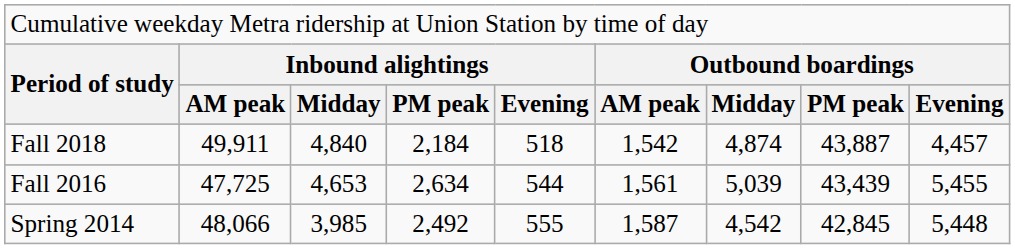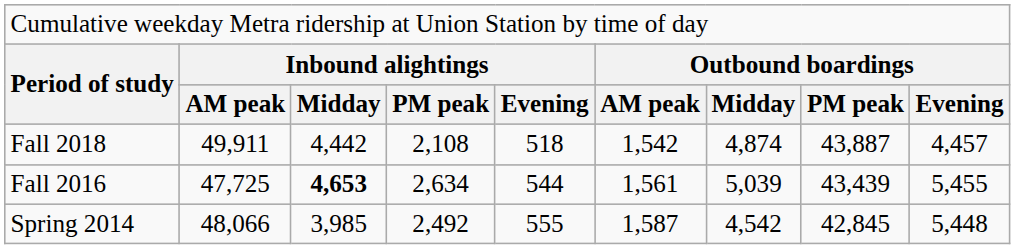(339, 143) 4,840 -> (339, 143) 4,442
(441, 143) 2,184 -> (441, 143) 2,108
(339, 183) normal -> (339, 183) bold
